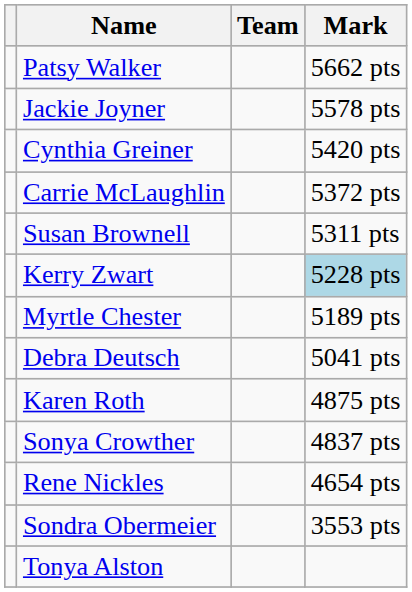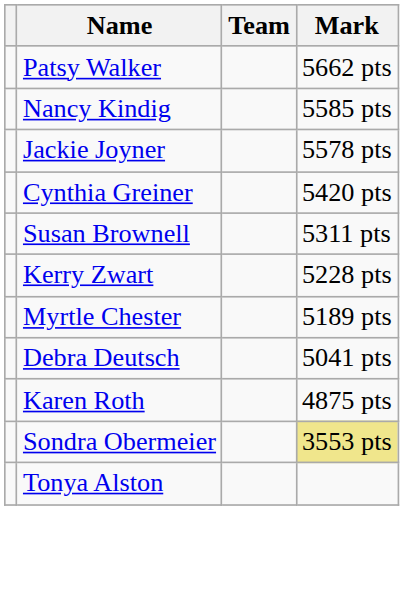+ row: (97, 108)
- row: (124, 191)
(356, 274) lightblue background -> (347, 274) no background
- row: (109, 441)
- row: (93, 483)
(356, 524) no background -> (347, 441) khaki background
